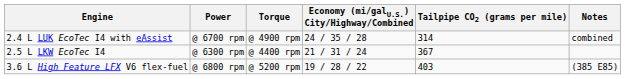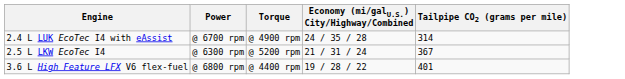- column: (595, 18)
(274, 52) @ 4400 rpm -> (274, 52) @ 5200 rpm
(274, 67) @ 5200 rpm -> (274, 67) @ 4400 rpm
(425, 67) 403 -> (425, 67) 401
